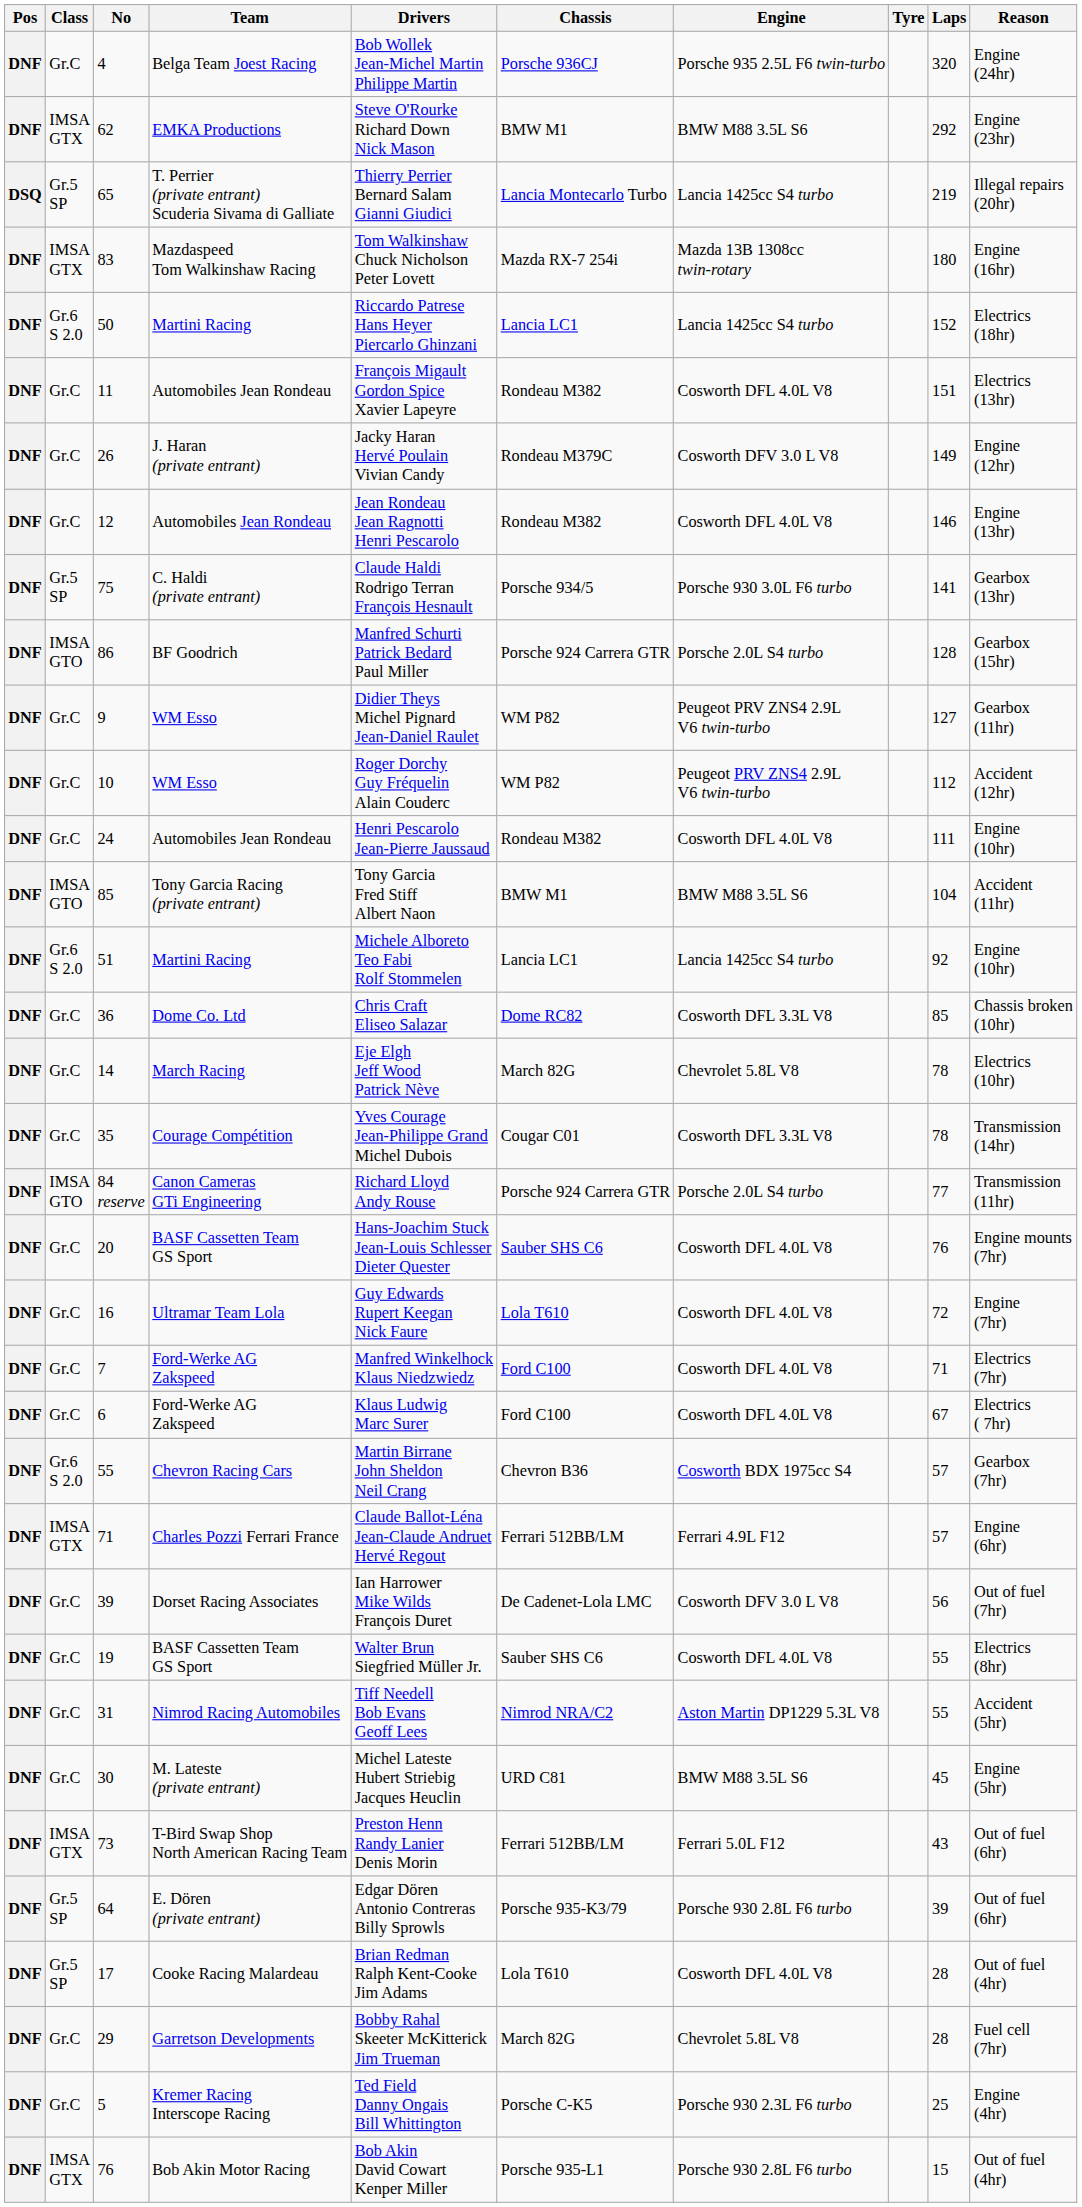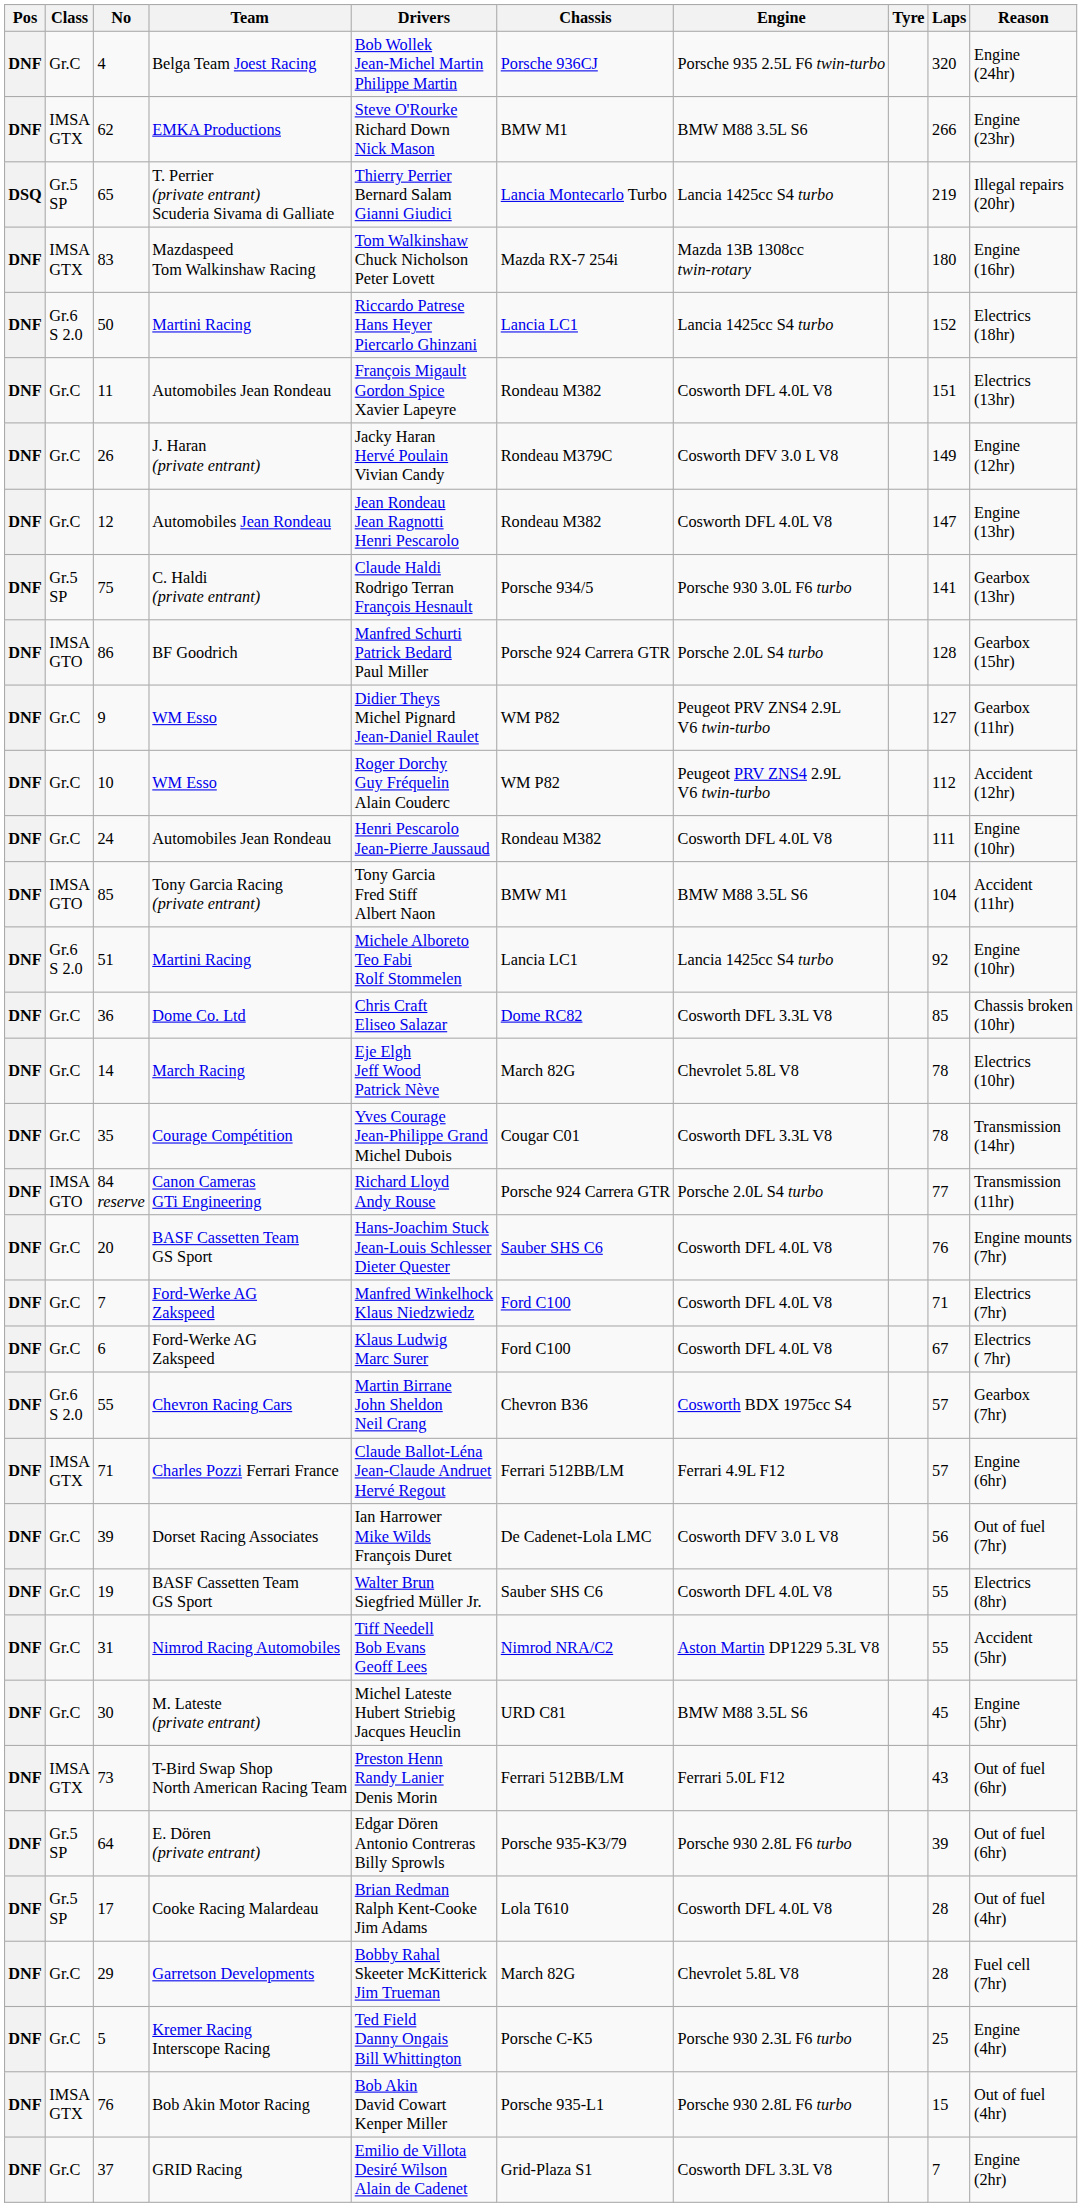(944, 129) 292 -> (944, 129) 266
(944, 521) 146 -> (944, 521) 147
- row: (106, 1313)
+ row: (106, 2170)
